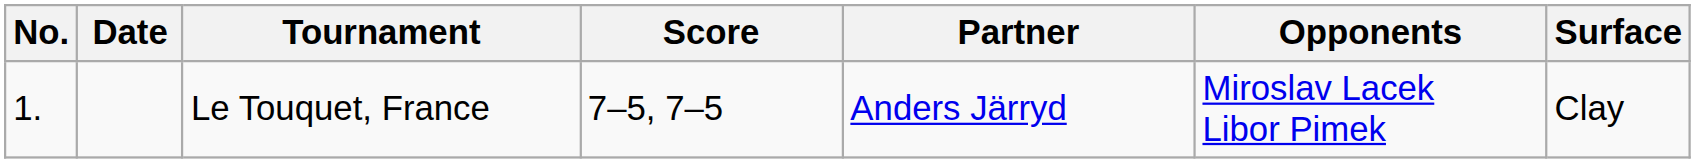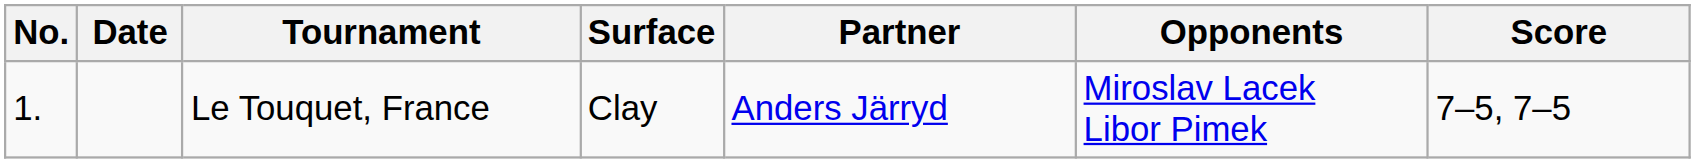columns swapped: (1618, 32) <-> (711, 32)
